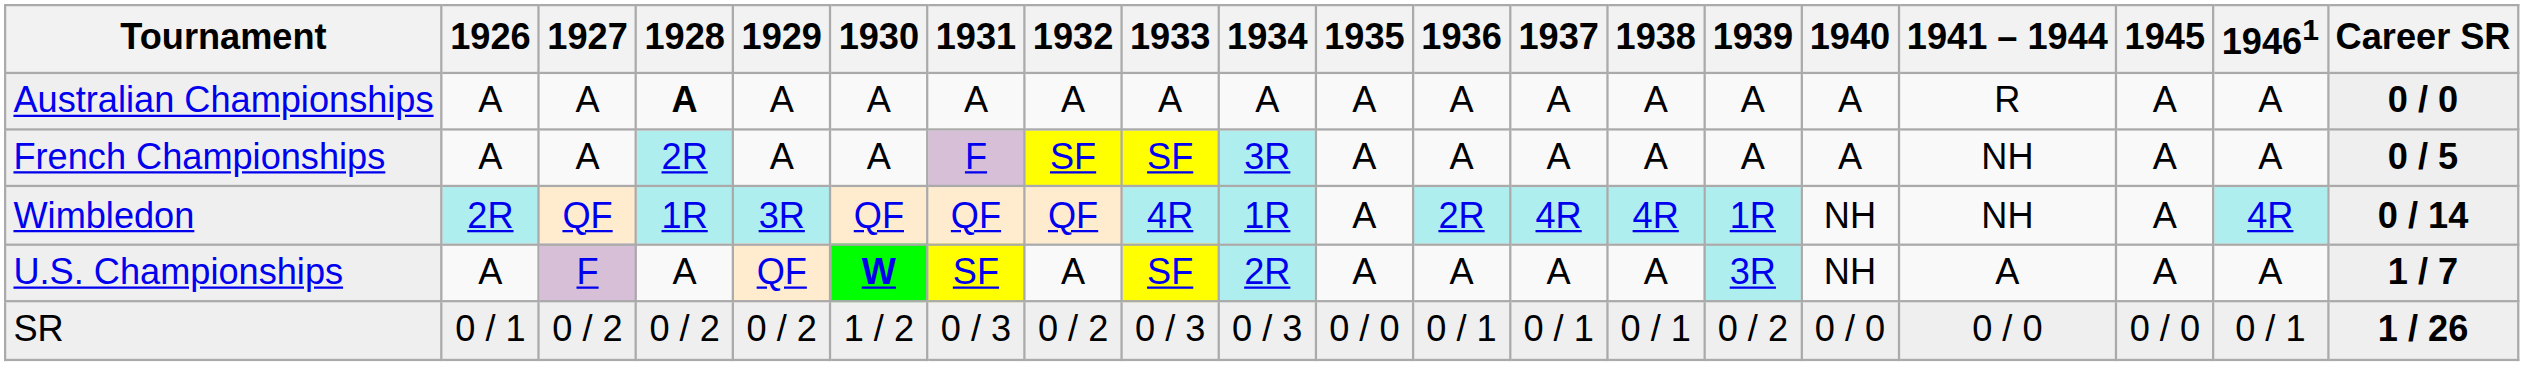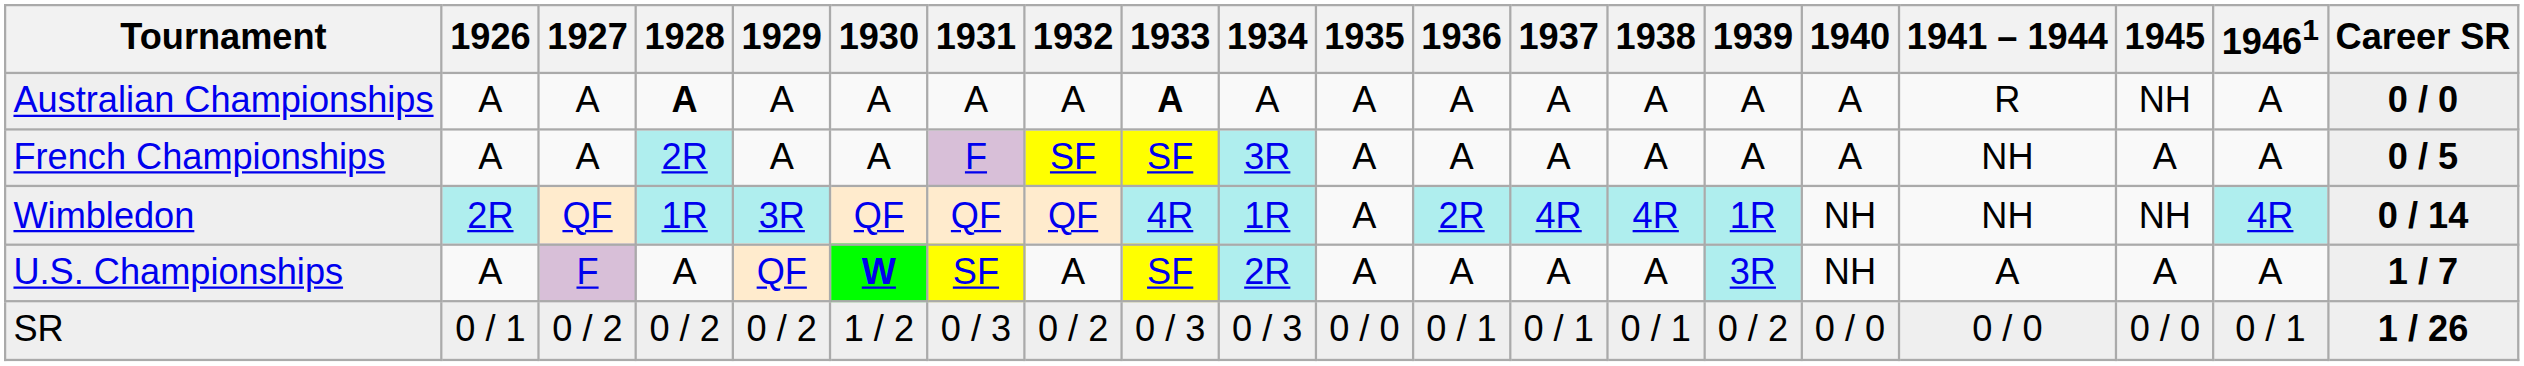(1170, 100) normal -> (1170, 100) bold
(2165, 100) A -> (2165, 100) NH
(2165, 214) A -> (2165, 214) NH
